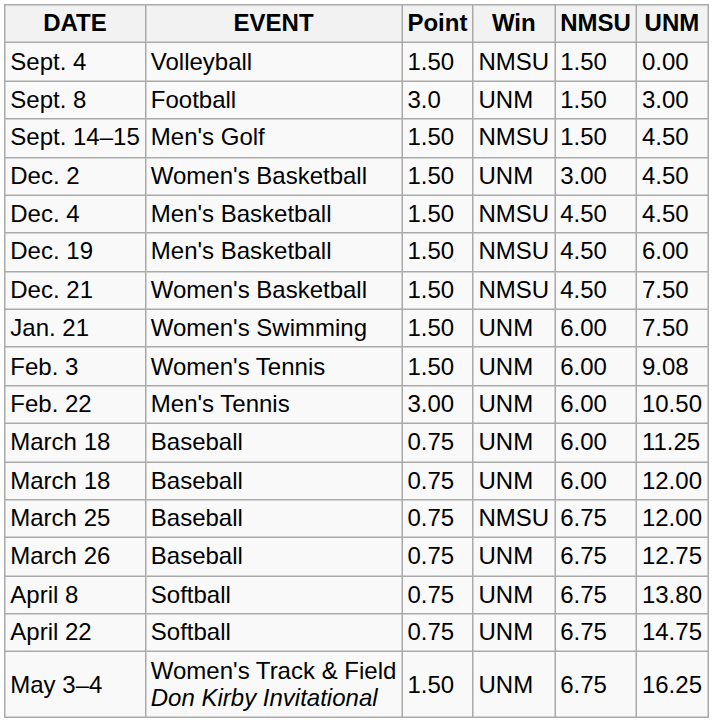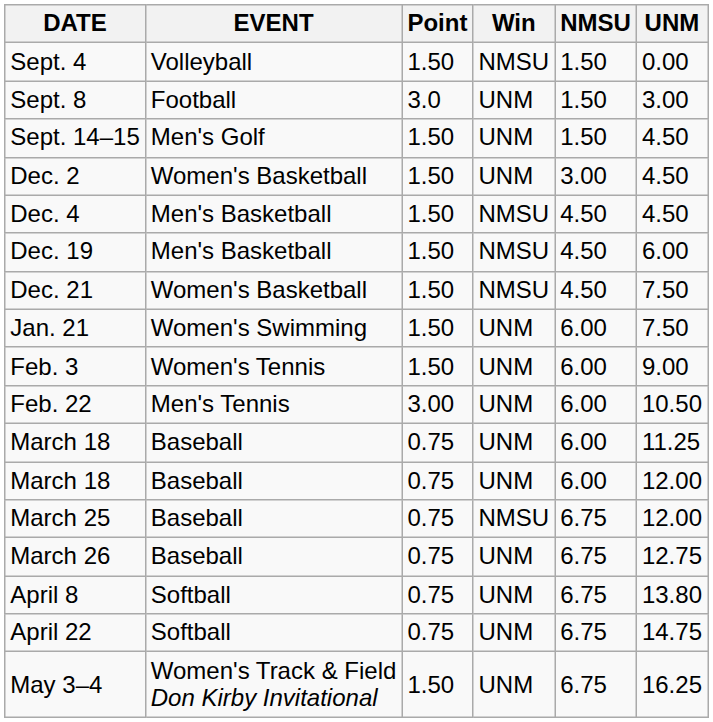(514, 137) NMSU -> (506, 137) UNM
(665, 366) 9.08 -> (665, 366) 9.00
